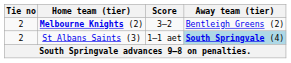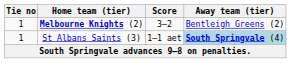(21, 24) 2 -> (21, 24) 1
(21, 38) 2 -> (21, 38) 1
